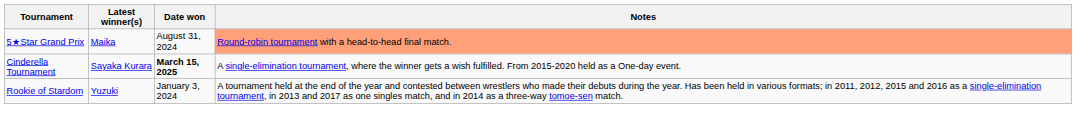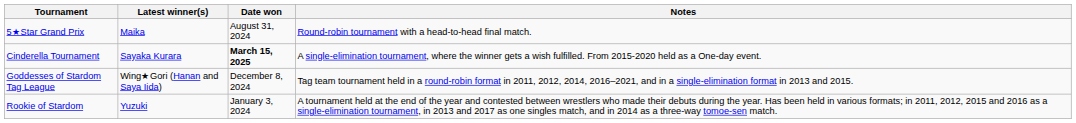(334, 41) lightsalmon background -> (415, 31) no background
+ row: (54, 81)
